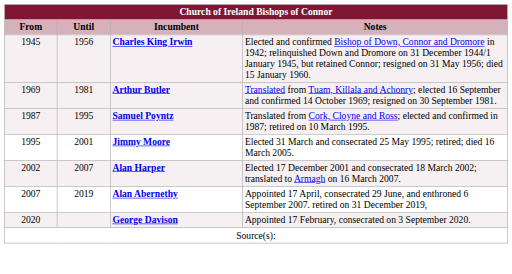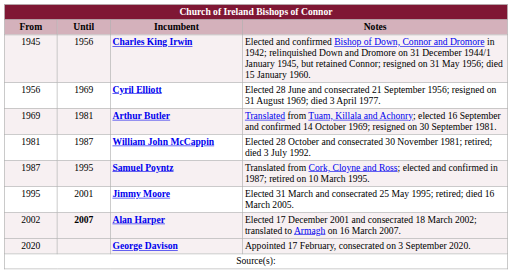+ row: (137, 90)
+ row: (163, 142)
(84, 168) normal -> (84, 220) bold
- row: (145, 194)
